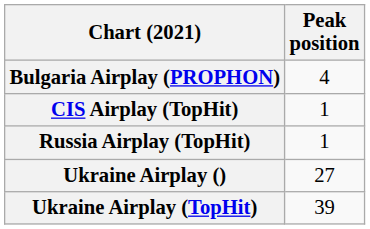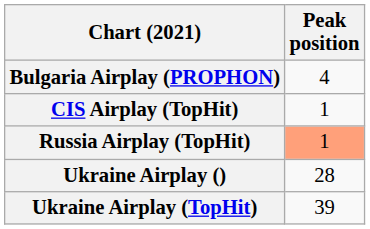(325, 142) no background -> (325, 142) lightsalmon background
(325, 175) 27 -> (325, 175) 28
